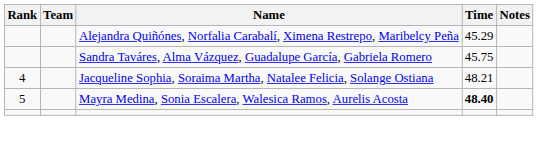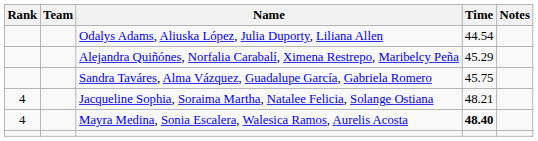+ row: (231, 36)
(22, 99) 5 -> (22, 120) 4
